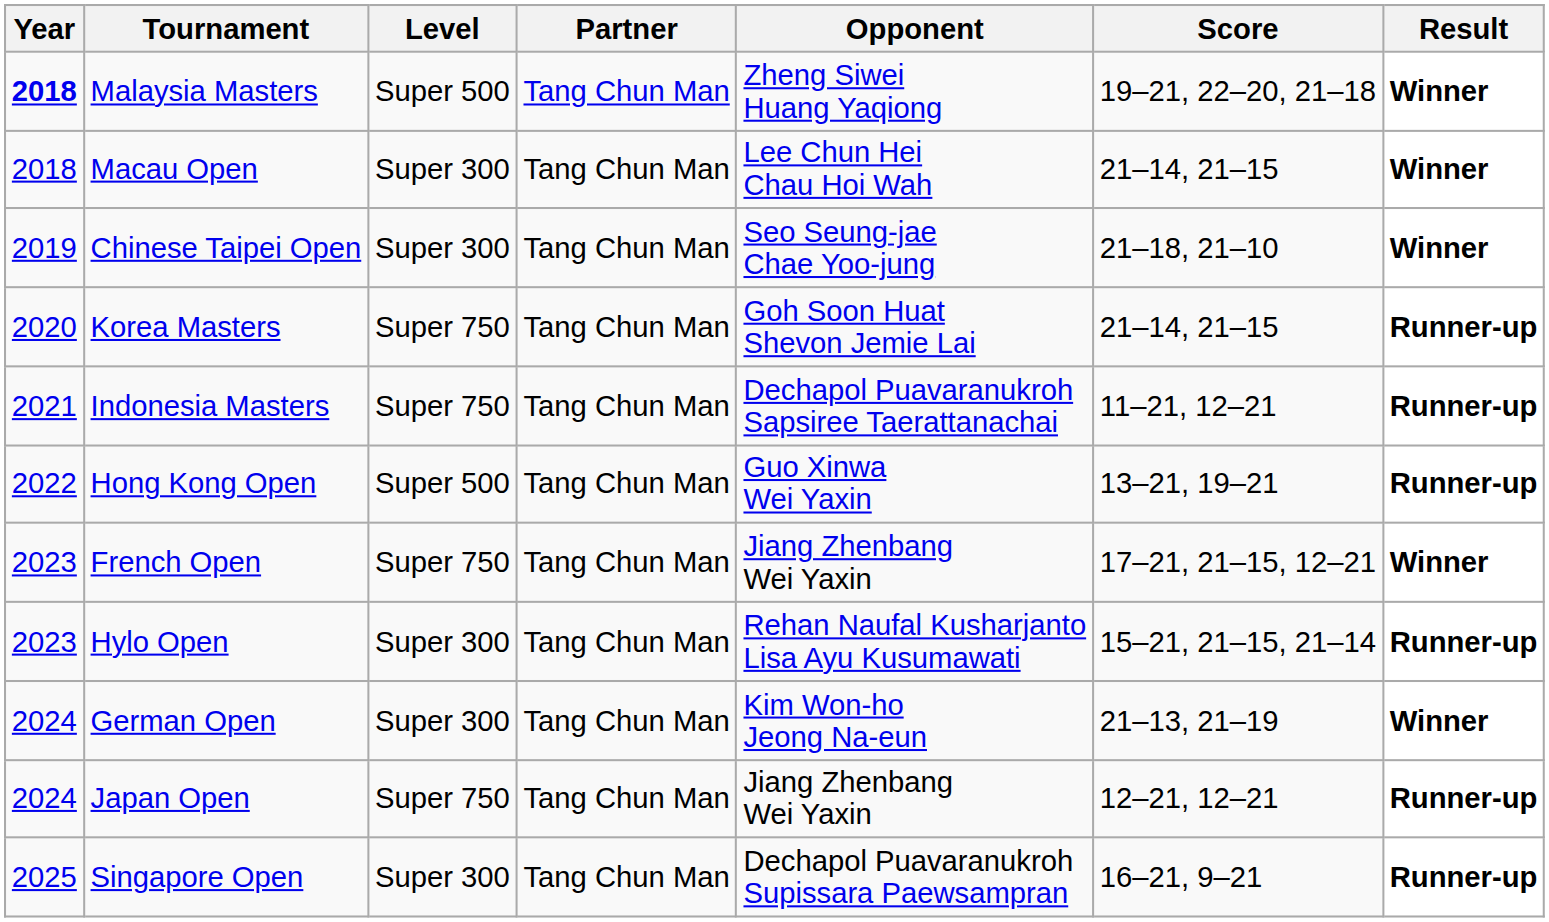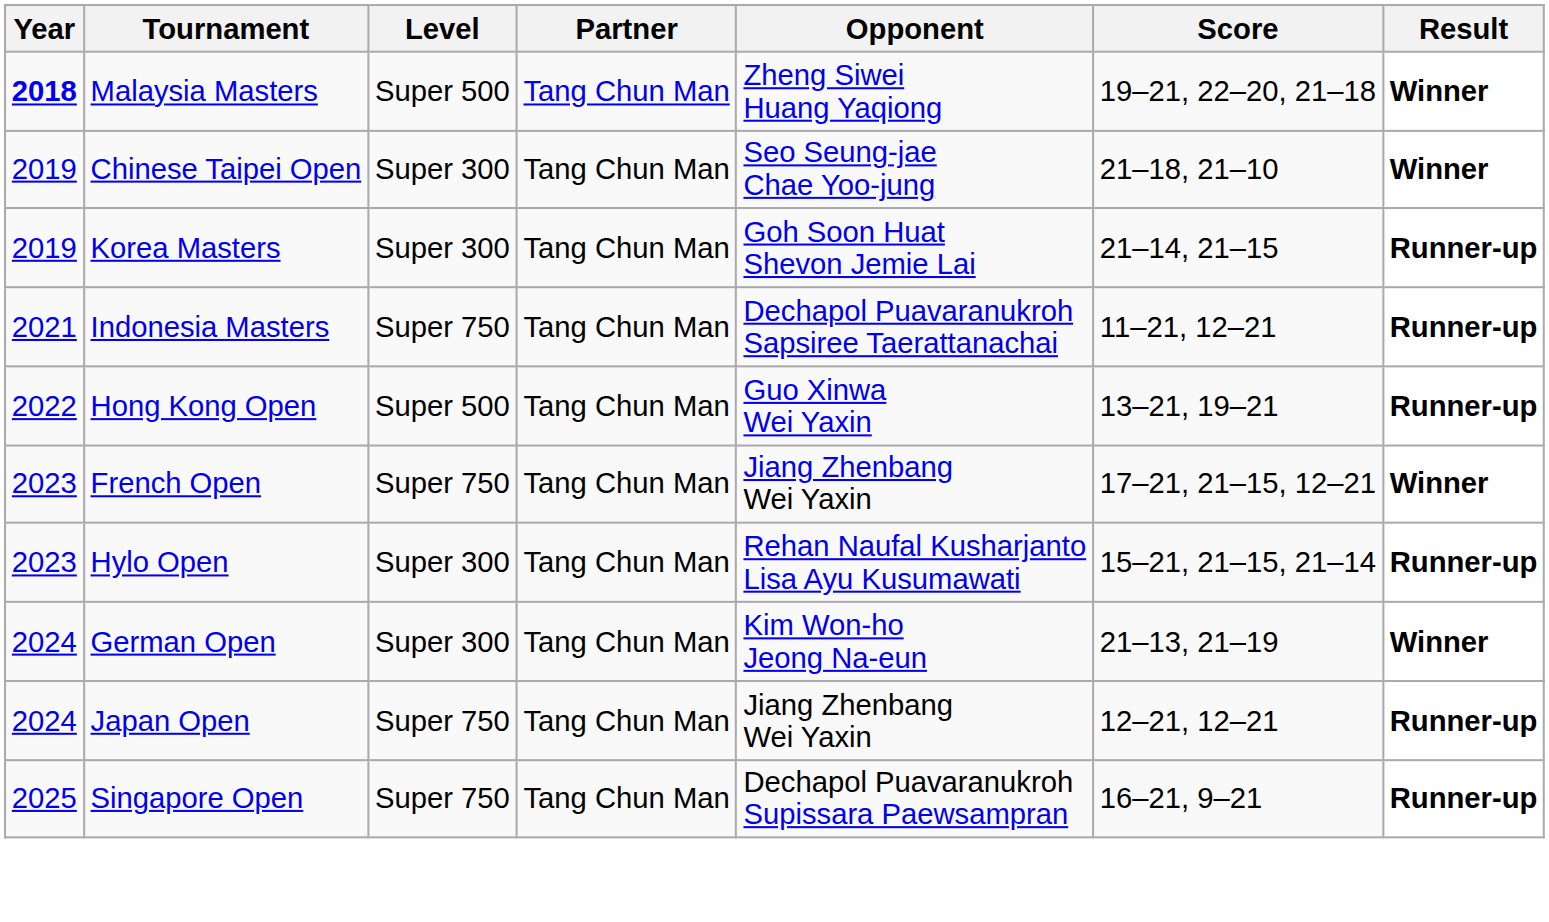- row: (174, 170)
(44, 327) 2020 -> (44, 248) 2019
(442, 327) Super 750 -> (442, 248) Super 300
(442, 878) Super 300 -> (442, 799) Super 750
